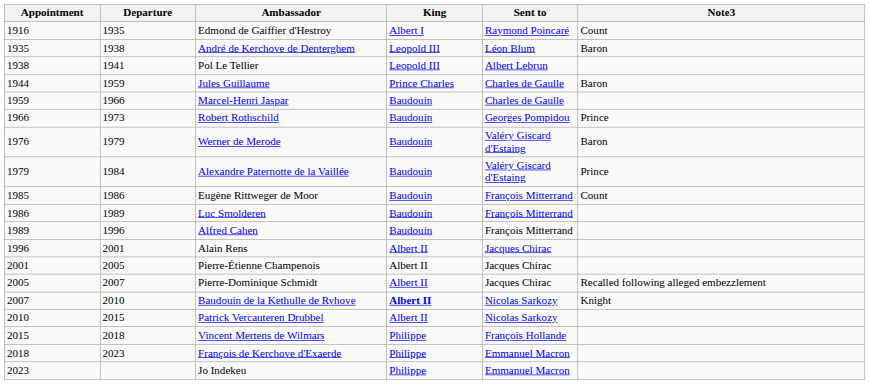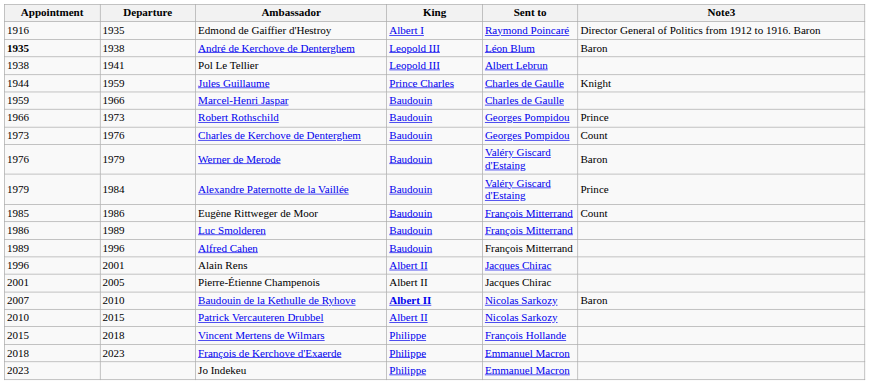(594, 30) Count -> (701, 30) Director General of Politics from 1912 to 1916. Baron
(18, 48) normal -> (18, 48) bold
(594, 83) Baron -> (596, 83) Knight
+ row: (280, 135)
- row: (258, 283)
(596, 300) Knight -> (594, 300) Baron
